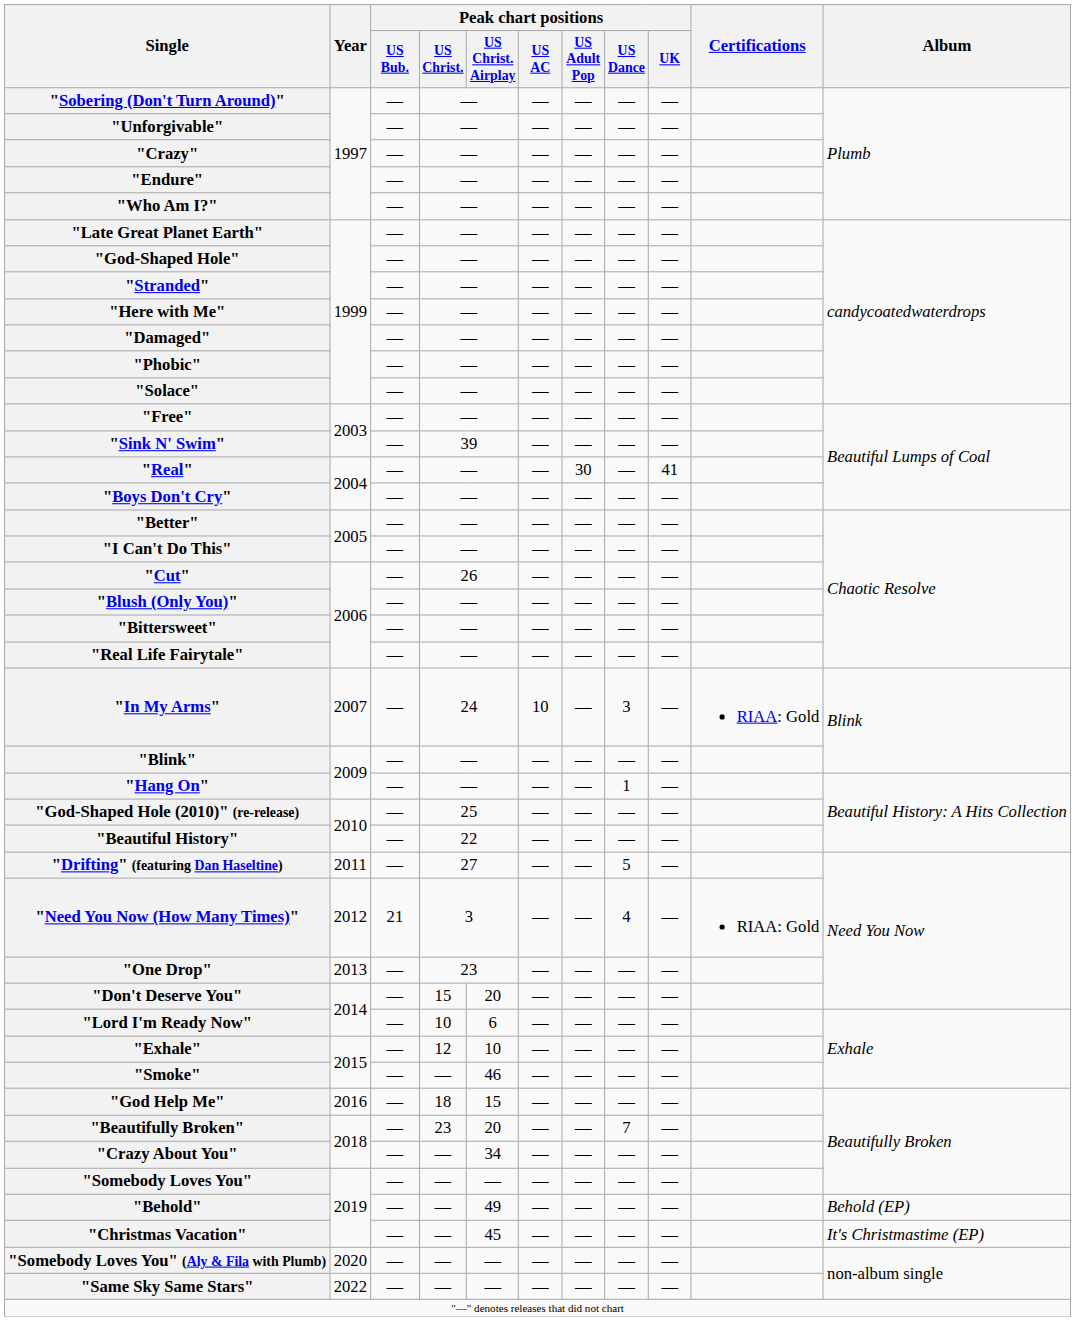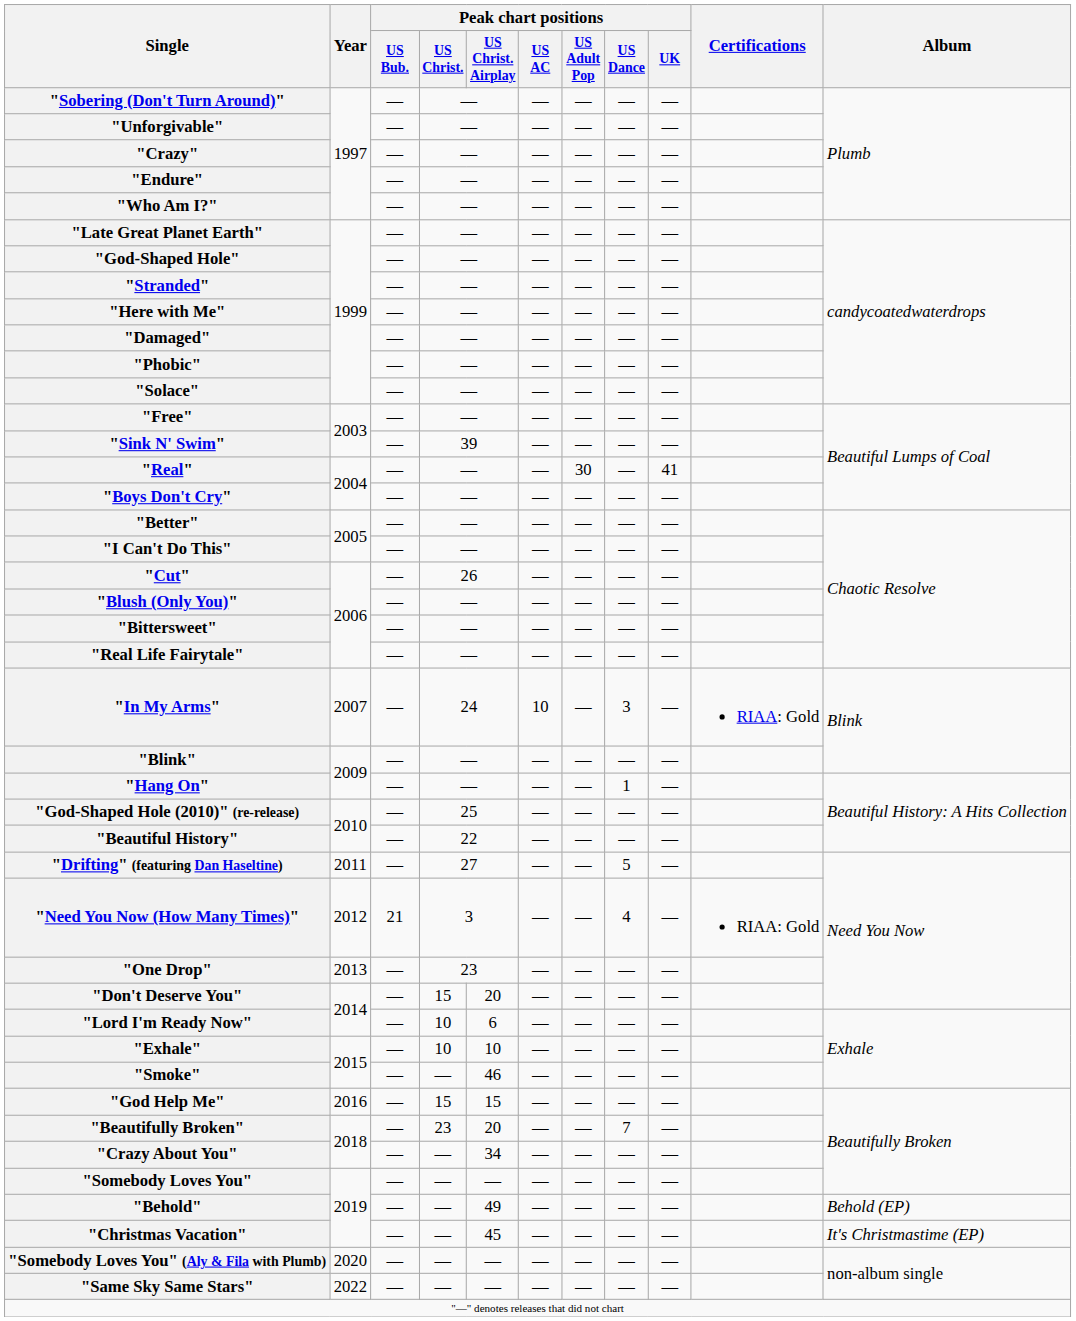(443, 1049) 12 -> (443, 1049) 10
(443, 1101) 18 -> (443, 1101) 15
